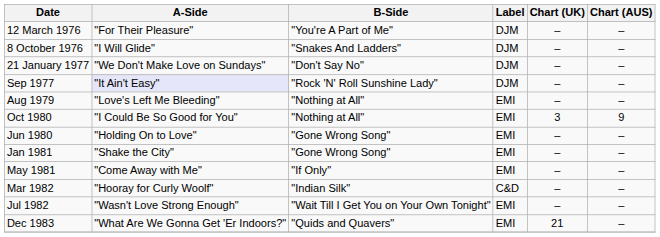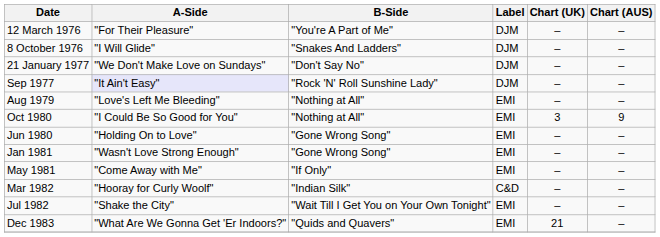(134, 153) "Shake the City" -> (167, 153) "Wasn't Love Strong Enough"
(167, 205) "Wasn't Love Strong Enough" -> (134, 205) "Shake the City"
